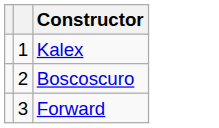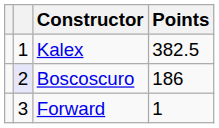+ column: (181, 20)
(23, 79) no background -> (23, 79) lavender background
